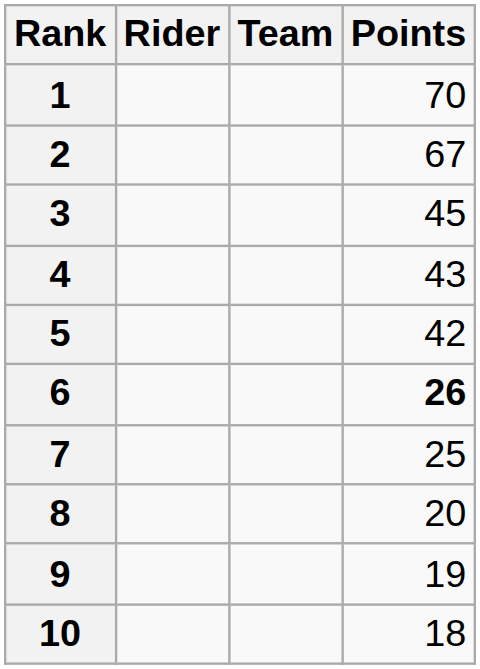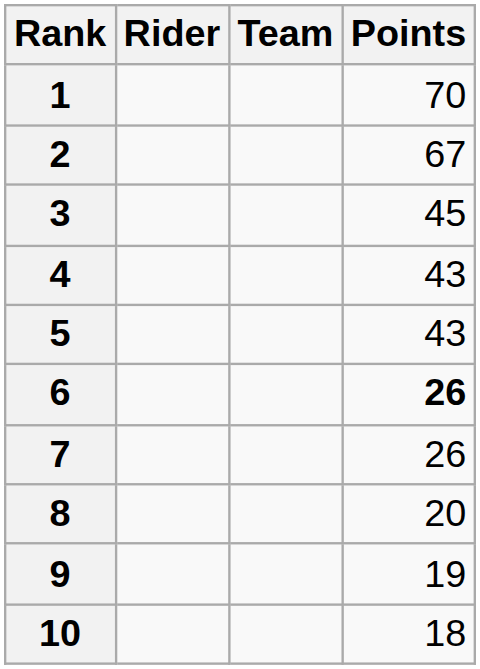(445, 333) 42 -> (445, 333) 43
(445, 453) 25 -> (445, 453) 26
